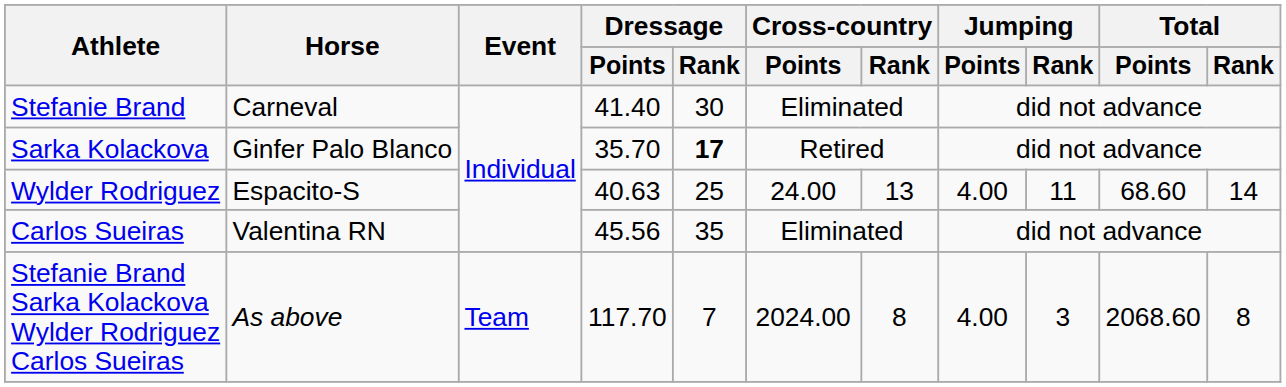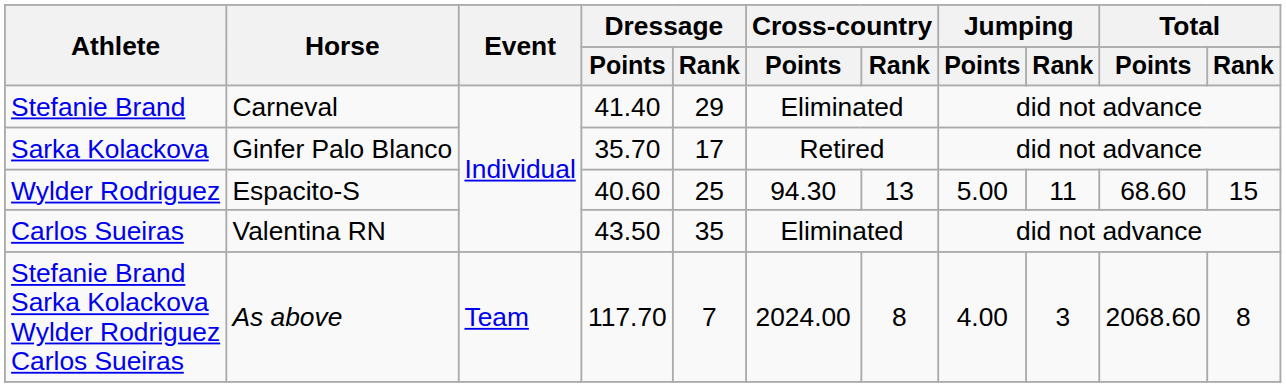(709, 107) 30 -> (709, 107) 29
(709, 149) bold -> (709, 149) normal
(627, 190) 40.63 -> (627, 190) 40.60
(803, 190) 24.00 -> (803, 190) 94.30
(982, 190) 4.00 -> (982, 190) 5.00
(1243, 190) 14 -> (1243, 190) 15
(627, 232) 45.56 -> (627, 232) 43.50
